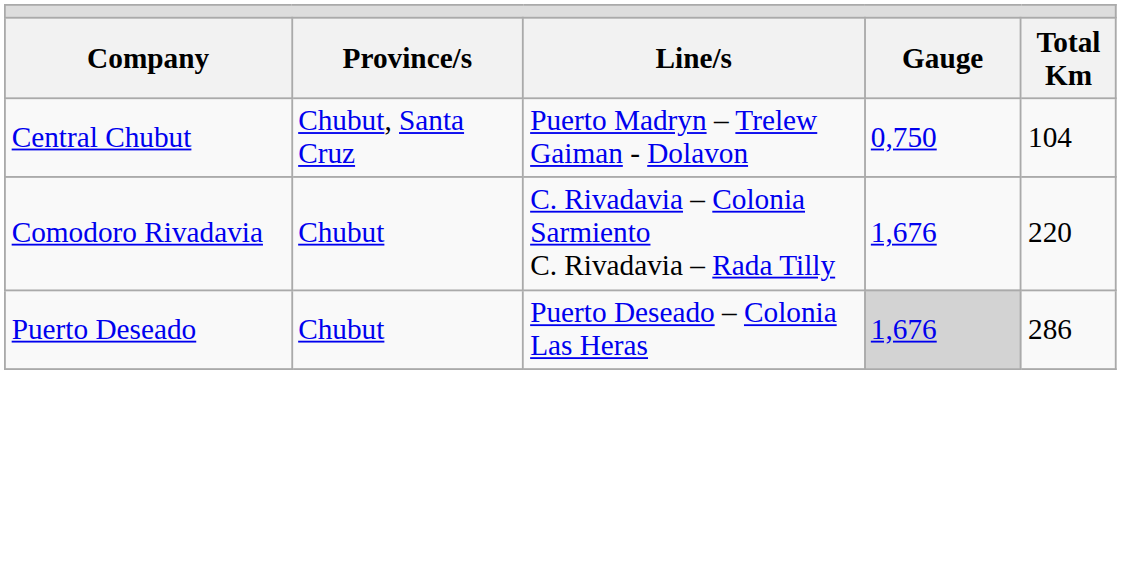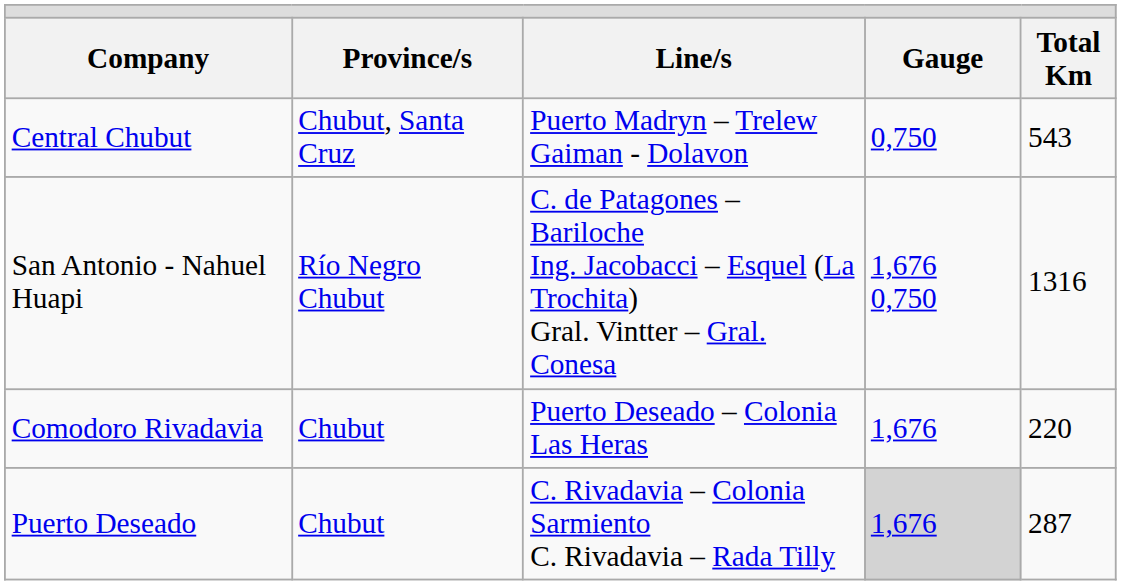(1050, 137) 104 -> (1050, 137) 543
+ row: (139, 282)
(683, 232) C. Rivadavia – Colonia Sarmiento C. Rivadavia – Rada Tilly -> (683, 427) Puerto Deseado – Colonia Las Heras
(683, 328) Puerto Deseado – Colonia Las Heras -> (683, 523) C. Rivadavia – Colonia Sarmiento C. Rivadavia – Rada Tilly
(1050, 328) 286 -> (1050, 523) 287
